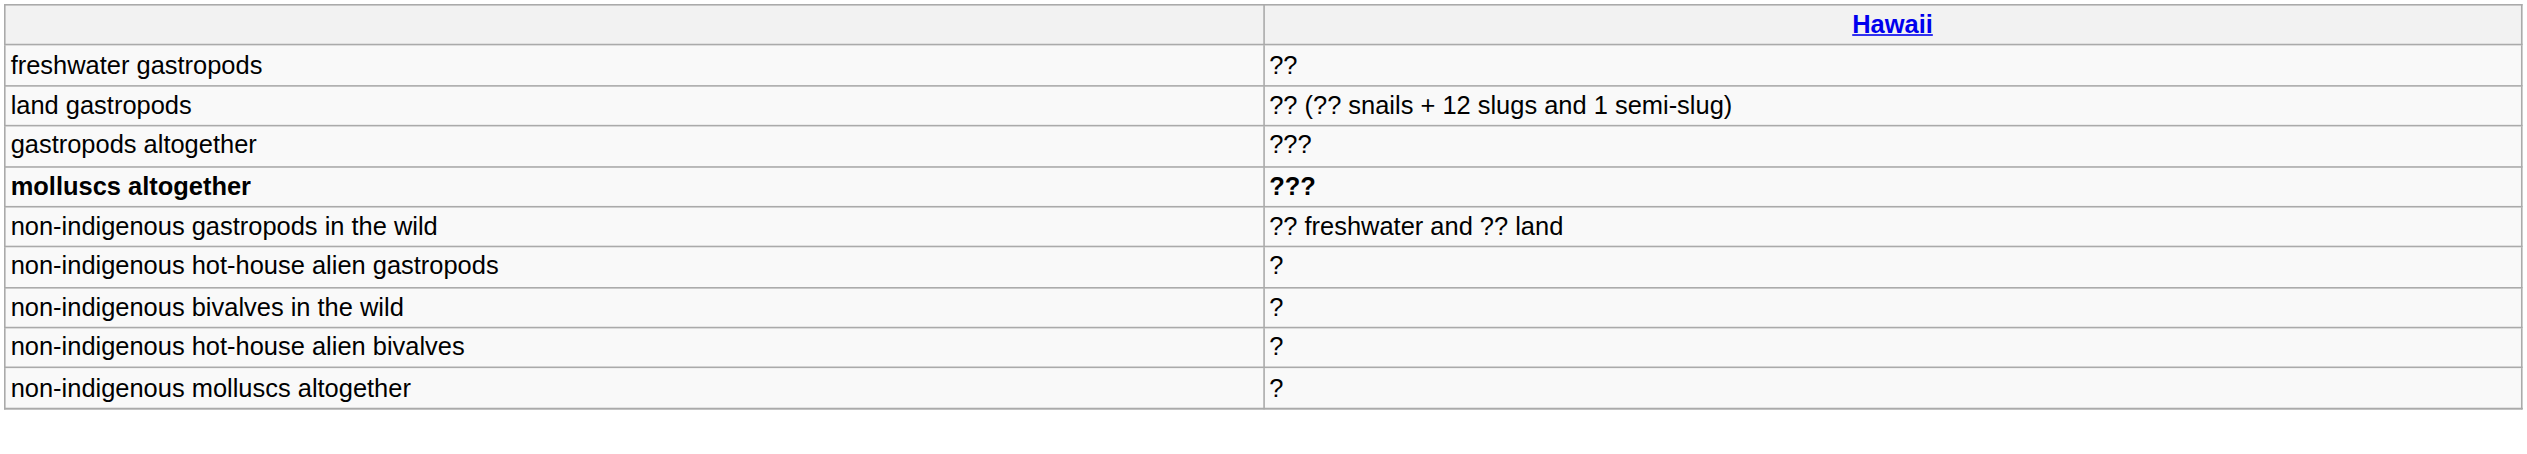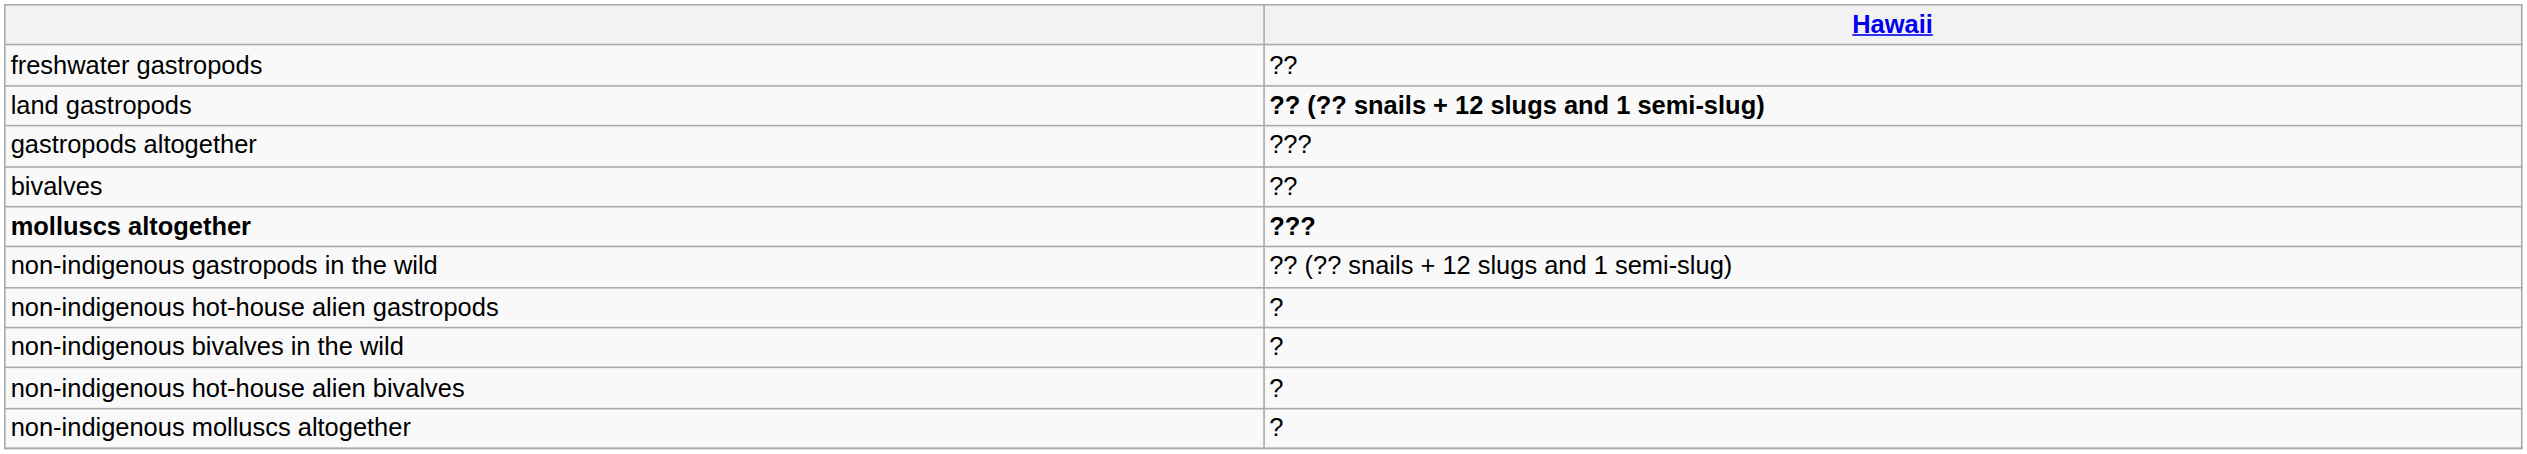(1501, 105) normal -> (1517, 105) bold
+ row: (57, 186)
(1416, 226) ?? freshwater and ?? land -> (1501, 266) ?? (?? snails + 12 slugs and 1 semi-slug)
